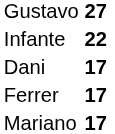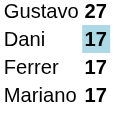- row: (35, 39)
(96, 67) no background -> (96, 39) lightblue background
